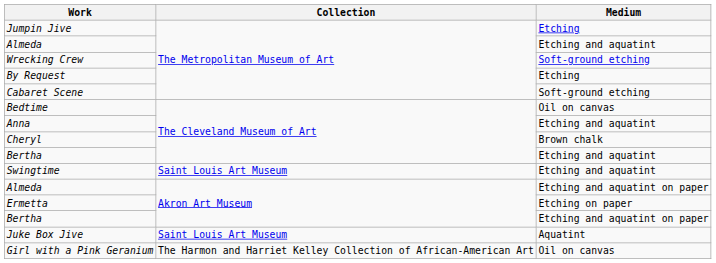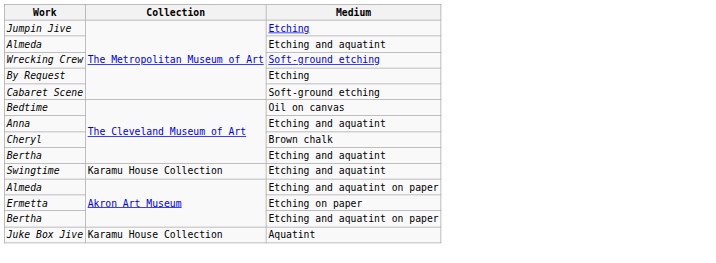(223, 171) Saint Louis Art Museum -> (155, 171) Karamu House Collection
(223, 235) Saint Louis Art Museum -> (155, 235) Karamu House Collection
- row: (80, 251)
